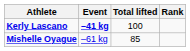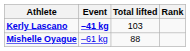(135, 26) 100 -> (135, 26) 103
(135, 40) 85 -> (135, 40) 88
